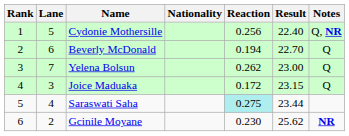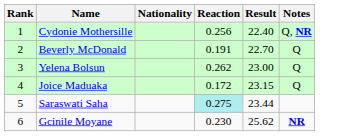- column: (51, 13)
(249, 49) 0.194 -> (219, 49) 0.191
